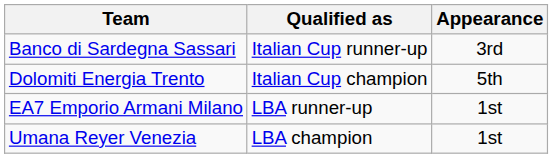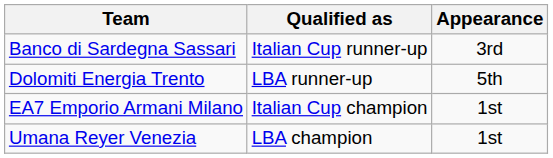(340, 78) Italian Cup champion -> (312, 78) LBA runner-up
(312, 108) LBA runner-up -> (340, 108) Italian Cup champion
